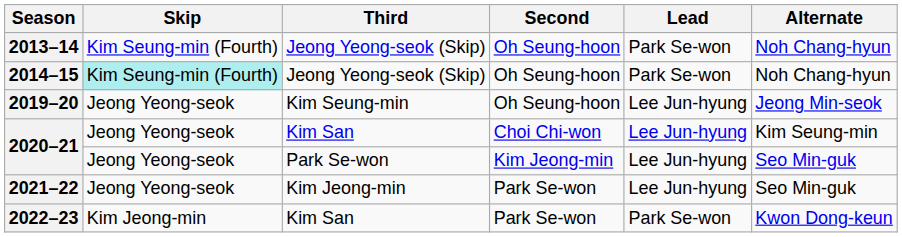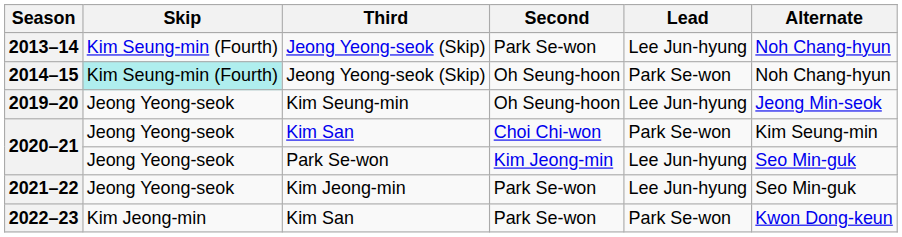(557, 47) Oh Seung-hoon -> (545, 47) Park Se-won
(680, 47) Park Se-won -> (688, 47) Lee Jun-hyung
(688, 132) Lee Jun-hyung -> (680, 132) Park Se-won
